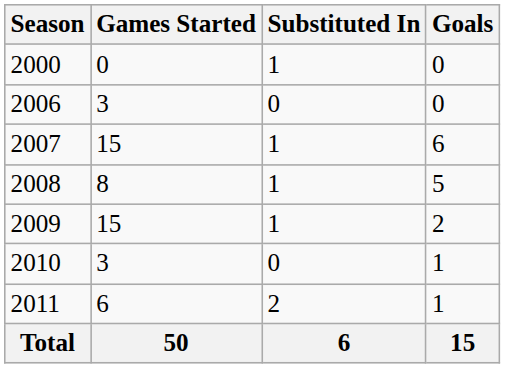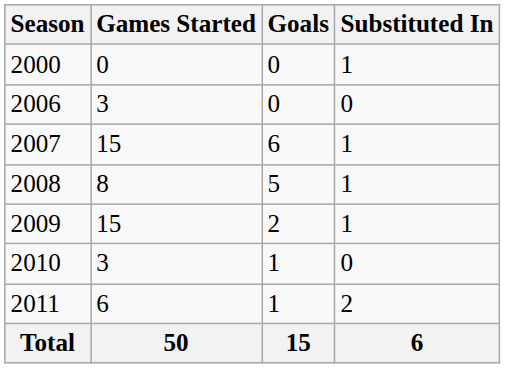columns swapped: (344, 24) <-> (463, 24)
